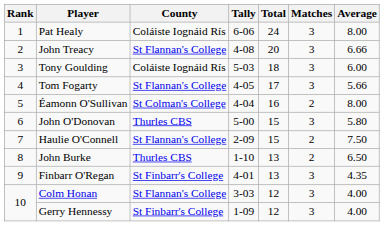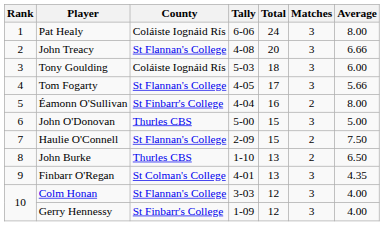(179, 103) St Colman's College -> (178, 103) St Finbarr's College
(357, 121) 5.80 -> (357, 121) 5.00
(178, 175) St Finbarr's College -> (179, 175) St Colman's College
